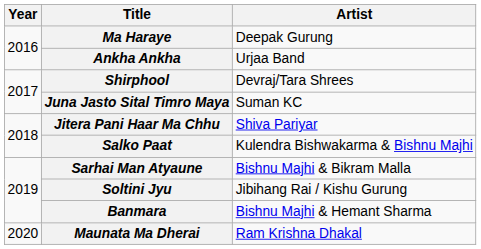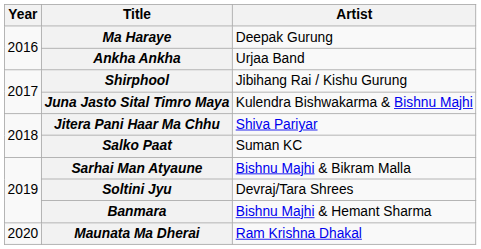(295, 80) Devraj/Tara Shrees -> (321, 80) Jibihang Rai / Kishu Gurung
(269, 102) Suman KC -> (354, 102) Kulendra Bishwakarma & Bishnu Majhi
(354, 146) Kulendra Bishwakarma & Bishnu Majhi -> (269, 146) Suman KC
(321, 189) Jibihang Rai / Kishu Gurung -> (295, 189) Devraj/Tara Shrees
